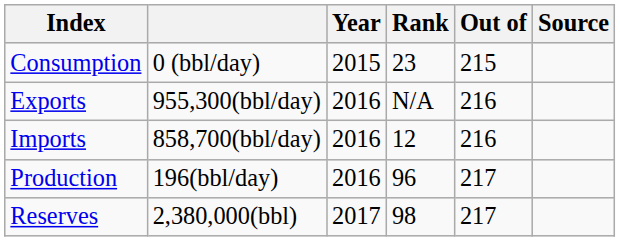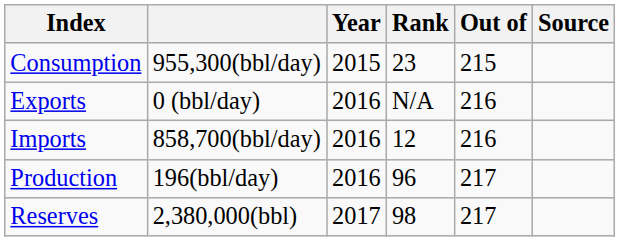(206, 62) 0 (bbl/day) -> (237, 62) 955,300(bbl/day)
(237, 100) 955,300(bbl/day) -> (206, 100) 0 (bbl/day)
